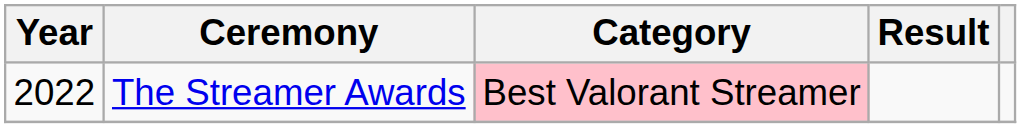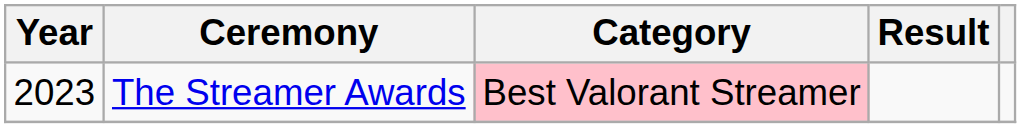(54, 91) 2022 -> (54, 91) 2023
